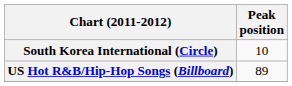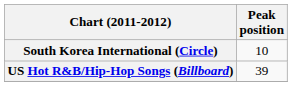(262, 71) 89 -> (262, 71) 39
